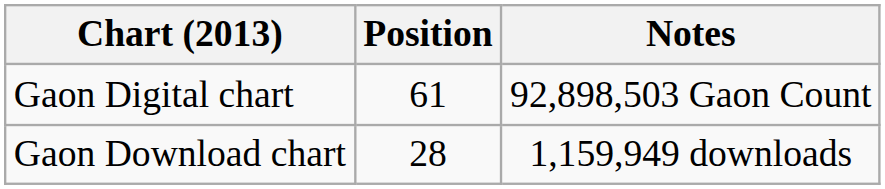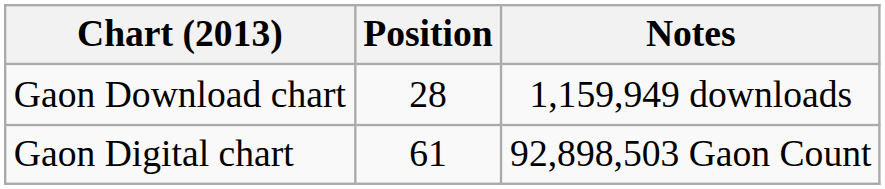rows swapped: (154, 93) <-> (180, 153)
